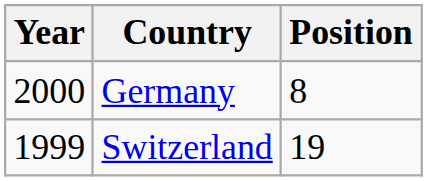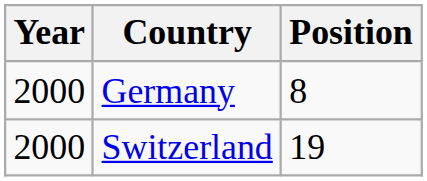(49, 146) 1999 -> (49, 146) 2000
